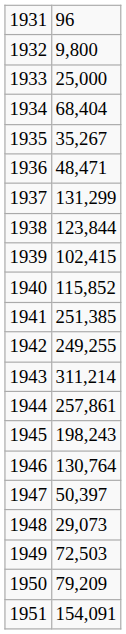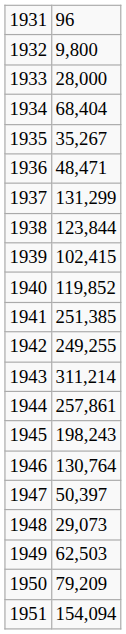(81, 79) 25,000 -> (81, 79) 28,000
(86, 287) 115,852 -> (86, 287) 119,852
(81, 554) 72,503 -> (81, 554) 62,503
(86, 613) 154,091 -> (86, 613) 154,094
